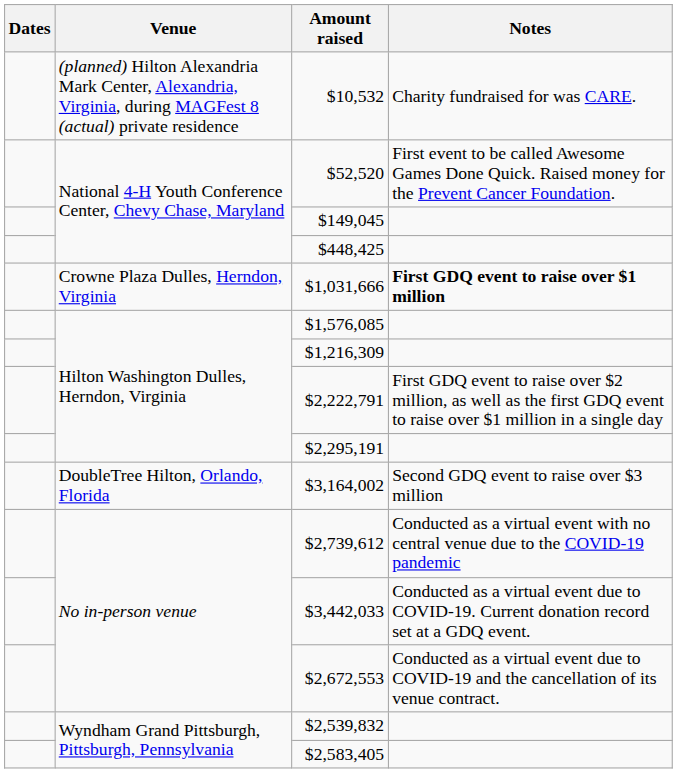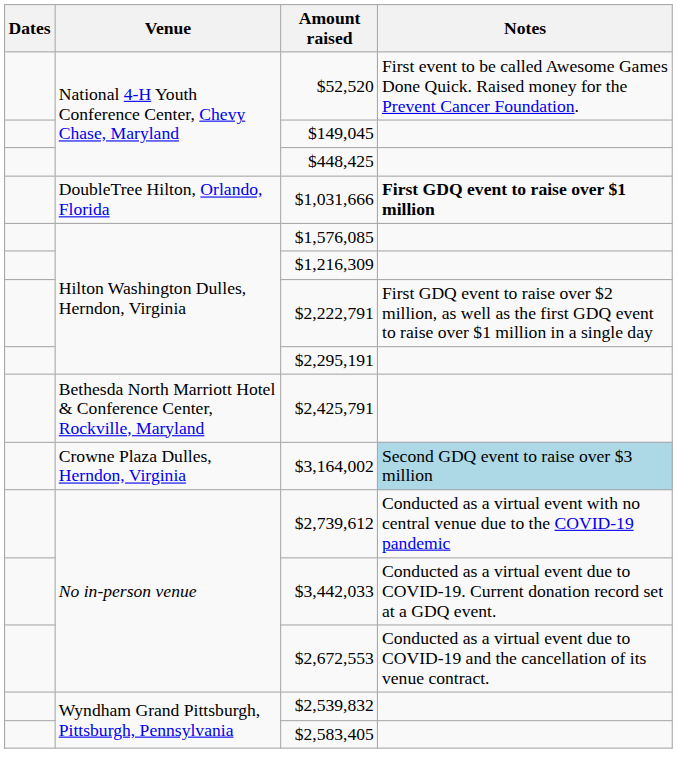- row: (355, 95)
(170, 286) Crowne Plaza Dulles, Herndon, Virginia -> (161, 199) DoubleTree Hilton, Orlando, Florida
+ row: (334, 408)
(161, 485) DoubleTree Hilton, Orlando, Florida -> (135, 465) Crowne Plaza Dulles, Herndon, Virginia
(517, 485) no background -> (507, 465) lightblue background
